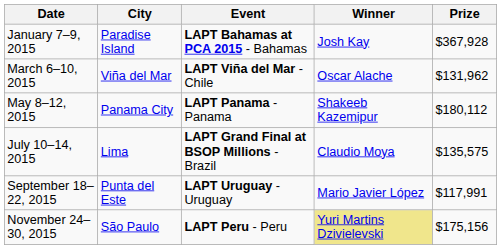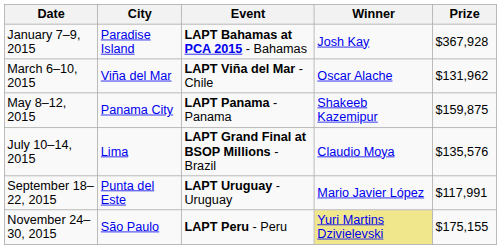(461, 110) $180,112 -> (462, 110) $159,875
(462, 151) $135,575 -> (462, 151) $135,576
(462, 227) $175,156 -> (462, 227) $175,155
